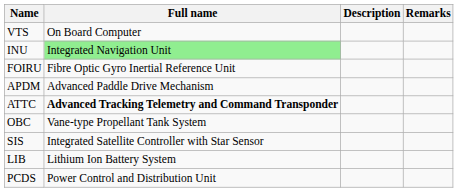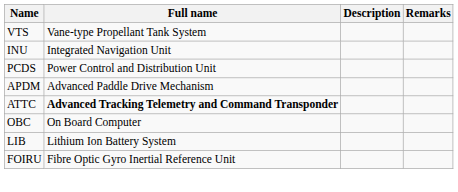(94, 31) On Board Computer -> (127, 31) Vane-type Propellant Tank System
(109, 50) lightgreen background -> (109, 50) no background
rows swapped: (21, 178) <-> (24, 68)
(127, 123) Vane-type Propellant Tank System -> (94, 123) On Board Computer
- row: (15, 141)
